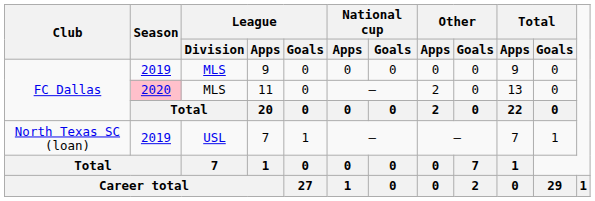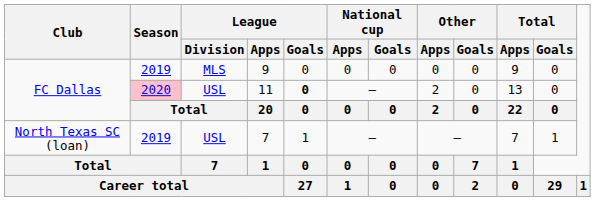(214, 90) MLS -> (214, 90) USL
(305, 90) normal -> (305, 90) bold
